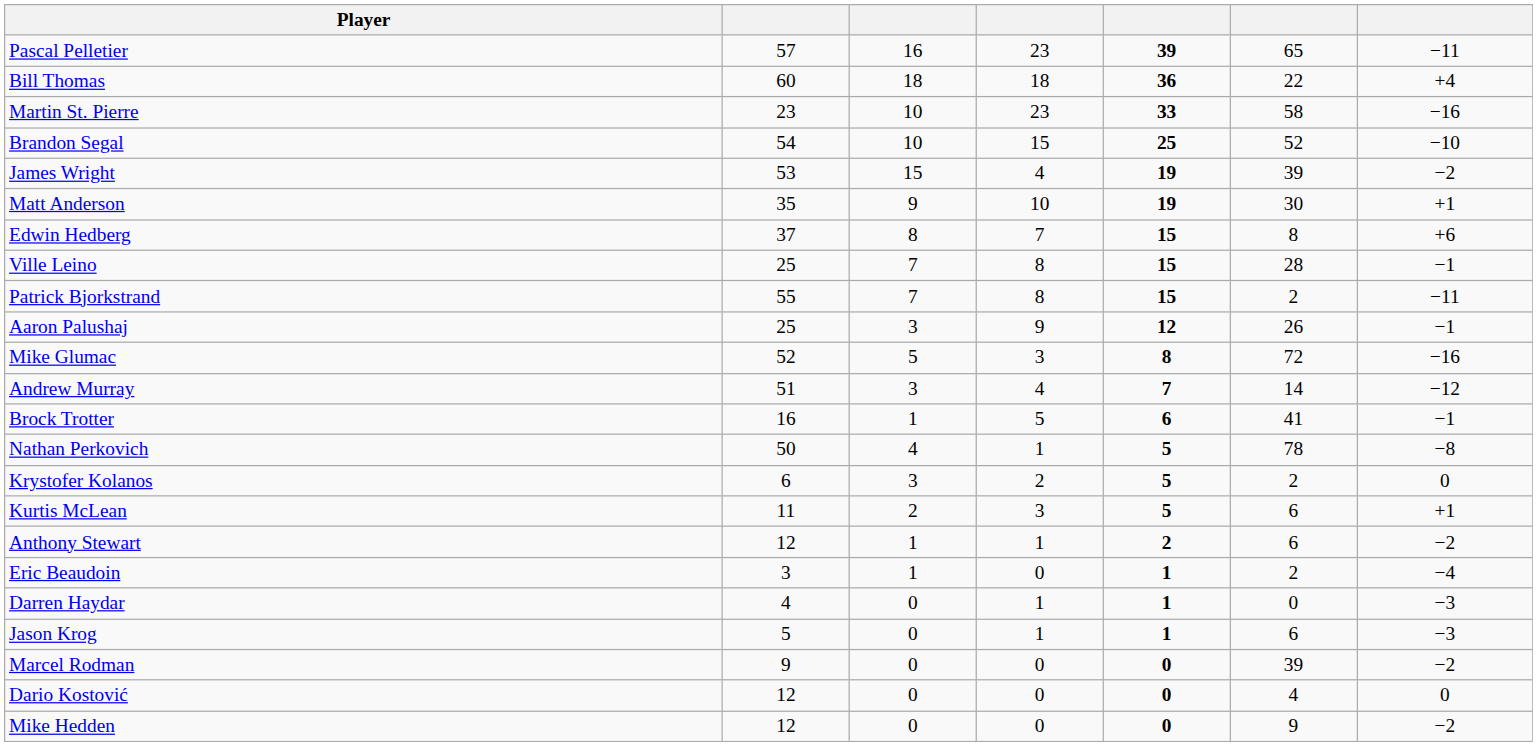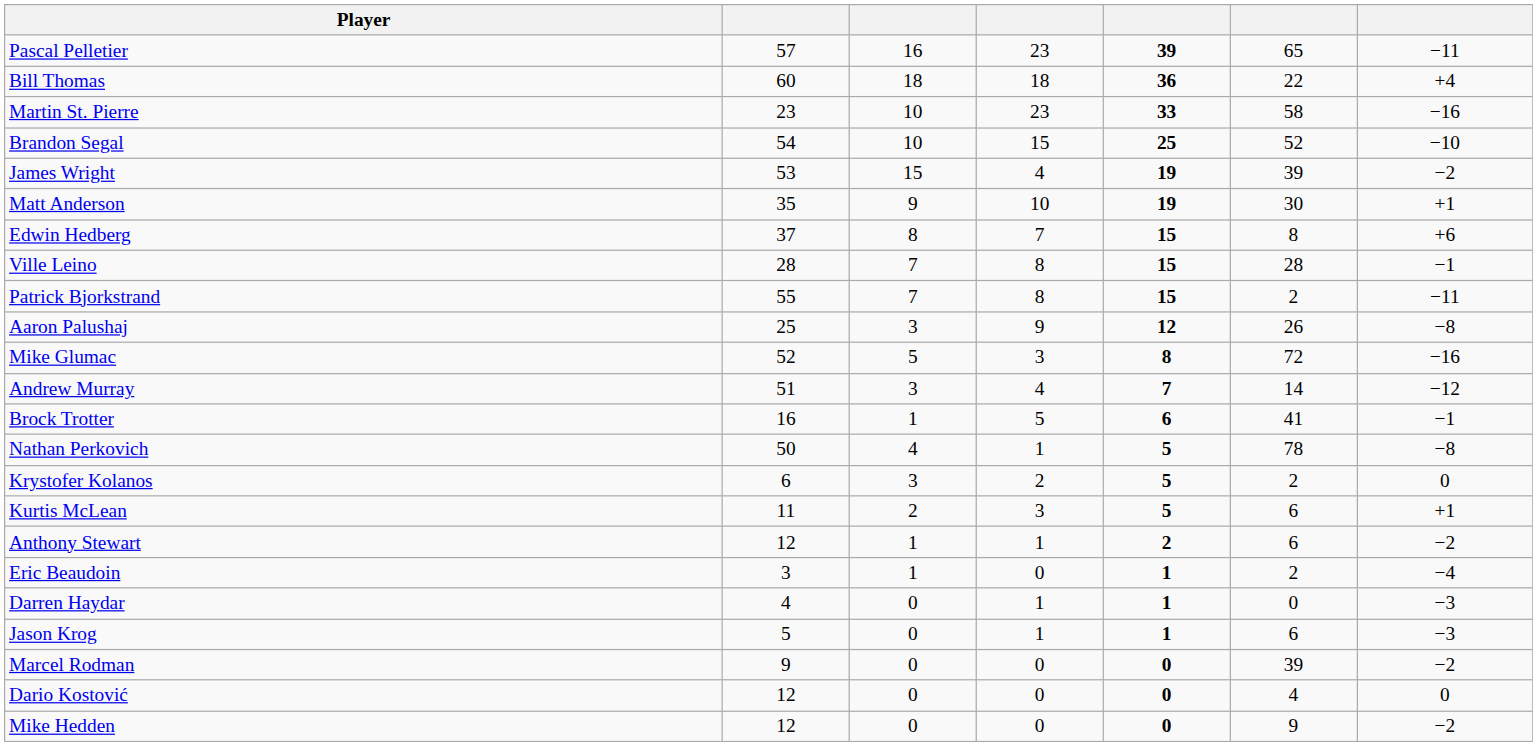(786, 265) 25 -> (786, 265) 28
(1445, 326) −1 -> (1445, 326) −8
